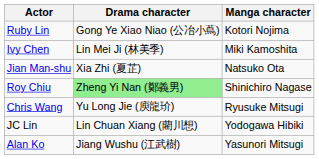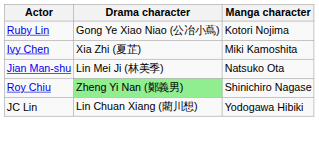(120, 49) Lin Mei Ji (林美季) -> (109, 49) Xia Zhi (夏芷)
(109, 68) Xia Zhi (夏芷) -> (120, 68) Lin Mei Ji (林美季)
- row: (35, 107)
- row: (26, 145)
